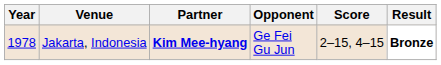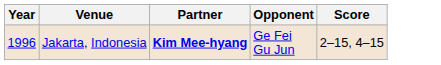- column: (412, 15)
(22, 42) 1978 -> (22, 42) 1996
